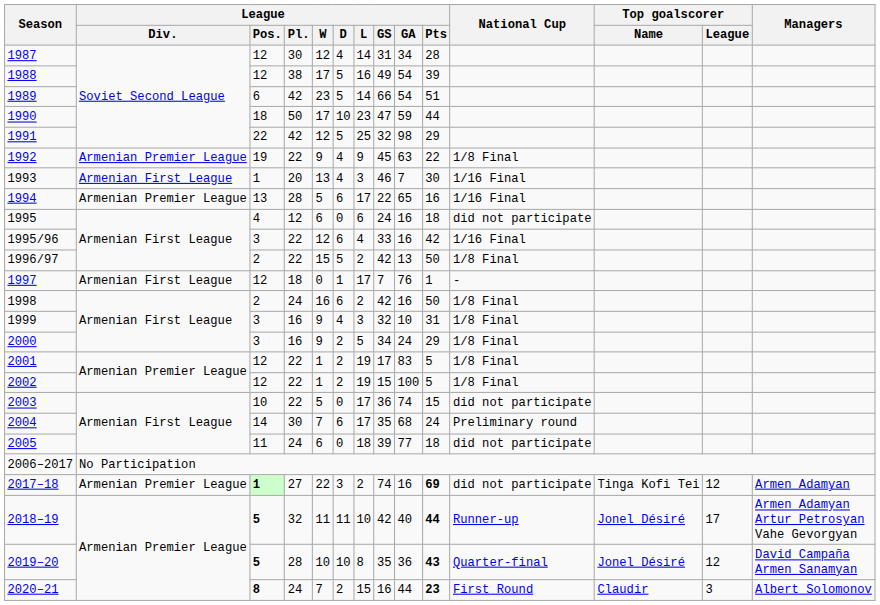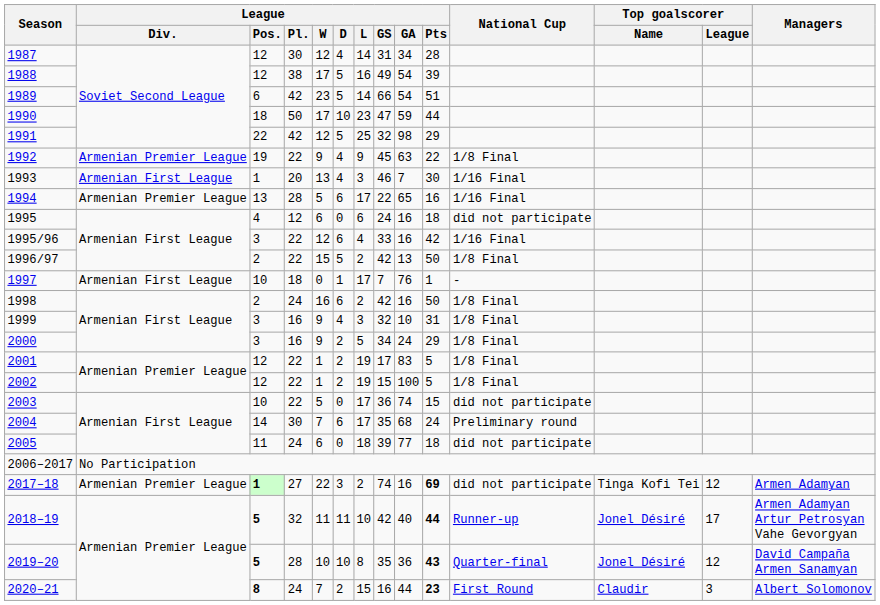(260, 280) 12 -> (260, 280) 10
